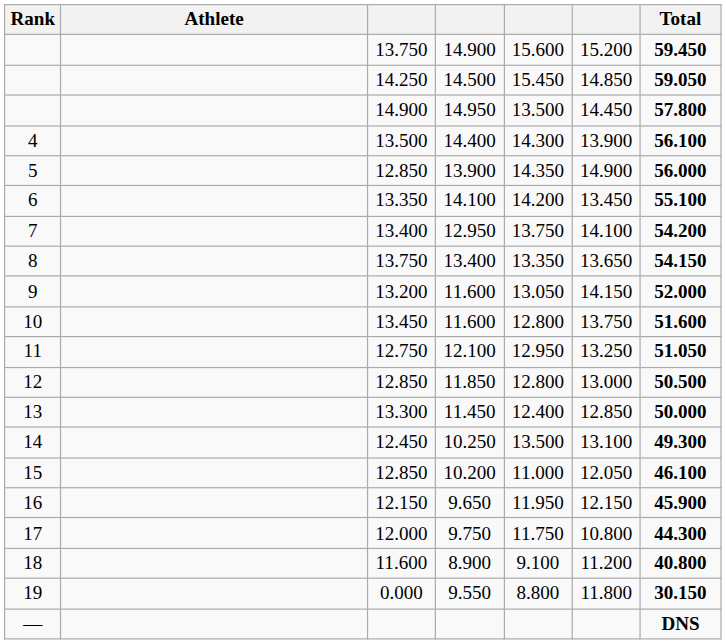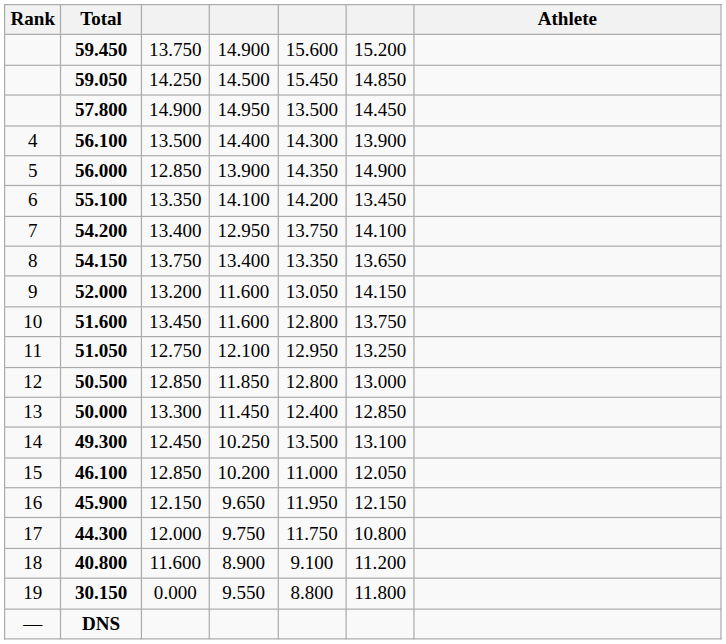columns swapped: (214, 19) <-> (680, 19)
